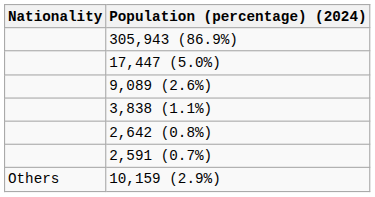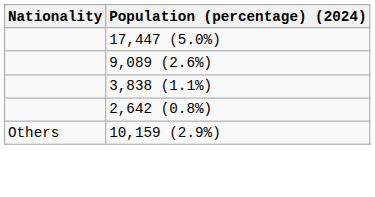- row: (174, 40)
- row: (161, 156)
